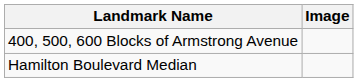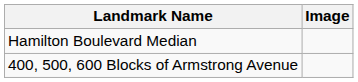rows swapped: (153, 41) <-> (102, 65)
